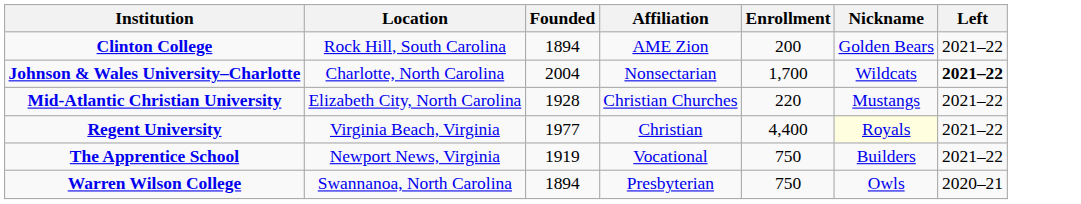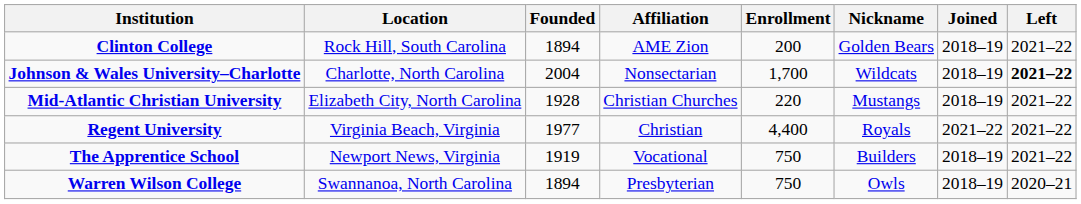+ column: (973, 18)
(886, 128) lightyellow background -> (886, 128) no background
